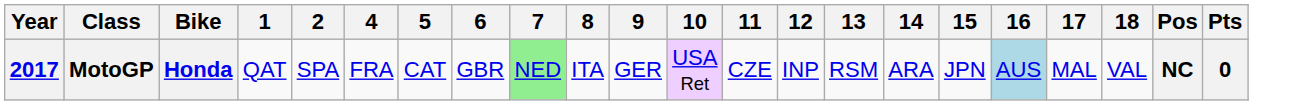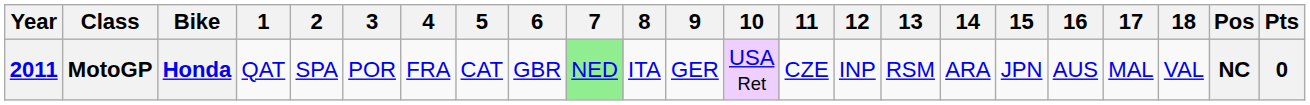+ column: (372, 22)
(34, 69) 2017 -> (34, 69) 2011
(1019, 69) lightblue background -> (1075, 69) no background
